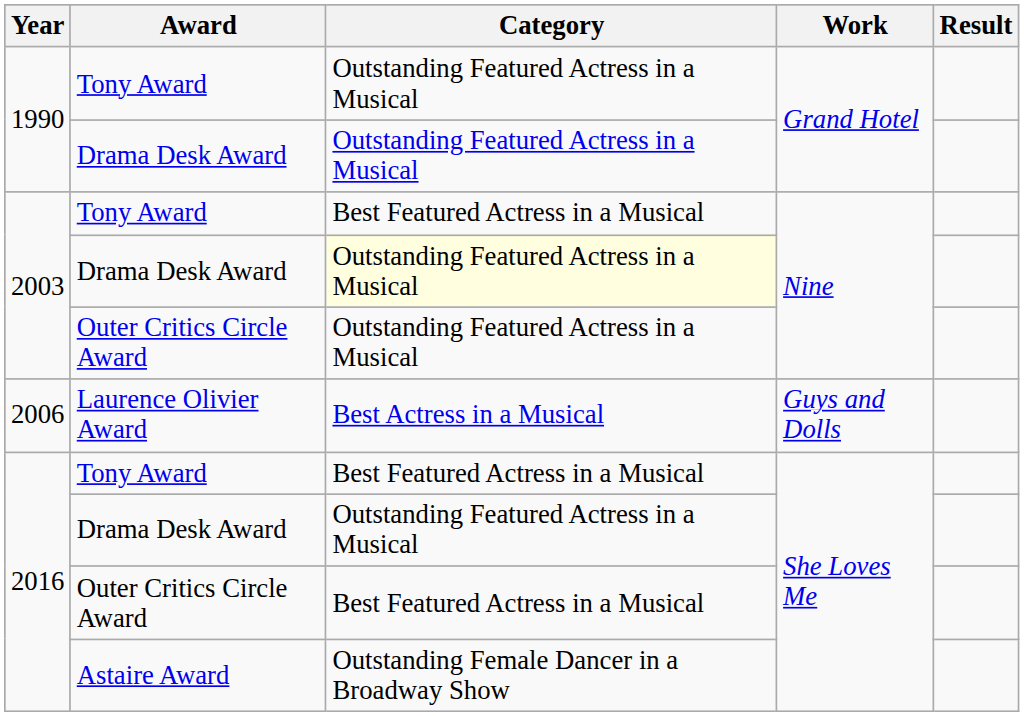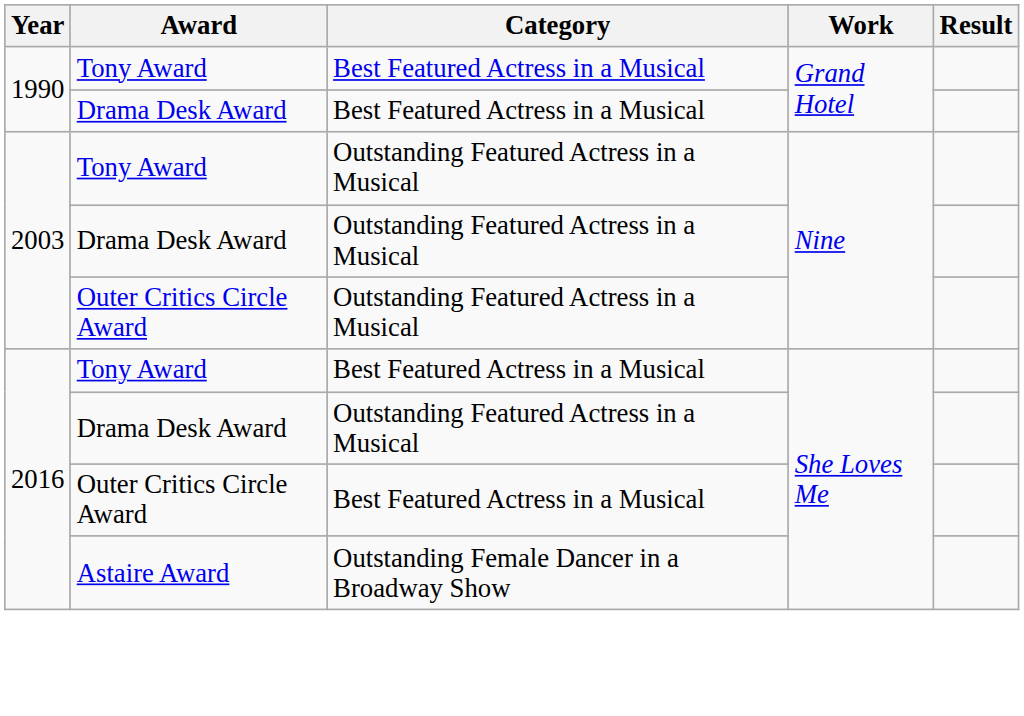(514, 83) Outstanding Featured Actress in a Musical -> (519, 68) Best Featured Actress in a Musical
(514, 155) Outstanding Featured Actress in a Musical -> (519, 110) Best Featured Actress in a Musical
(518, 212) Best Featured Actress in a Musical -> (514, 167) Outstanding Featured Actress in a Musical
(514, 270) lightyellow background -> (514, 240) no background
- row: (38, 415)
